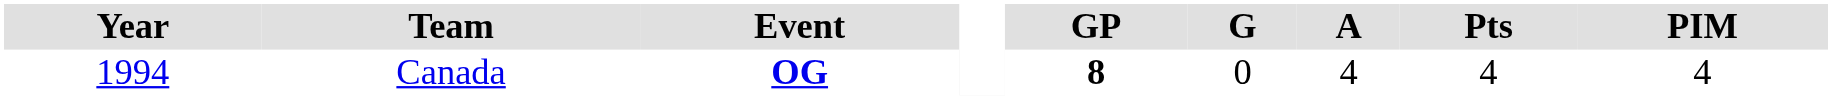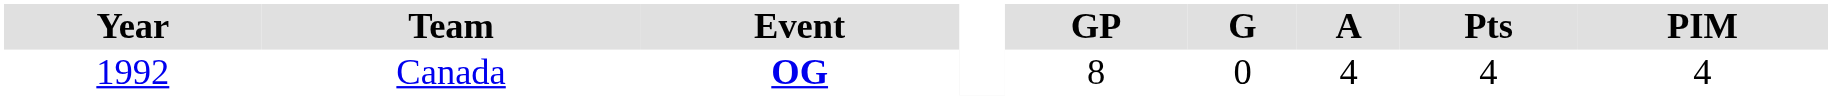(133, 71) 1994 -> (133, 71) 1992
(1096, 71) bold -> (1096, 71) normal
